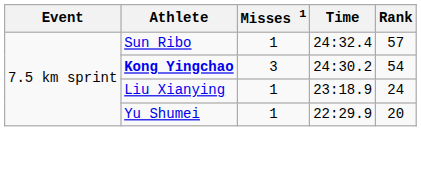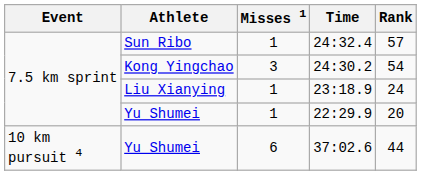(179, 67) bold -> (179, 67) normal
+ row: (343, 148)
